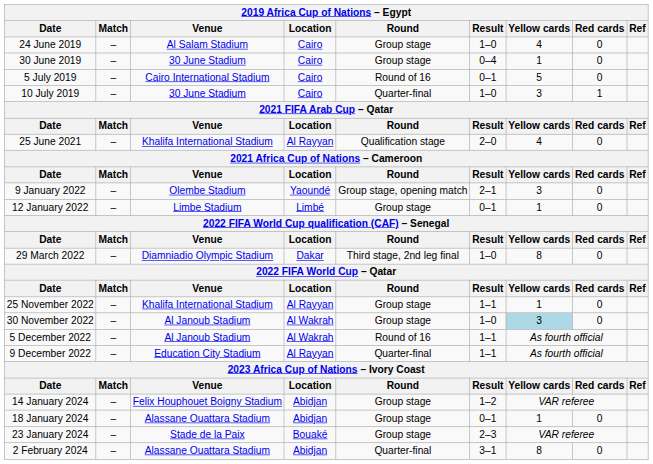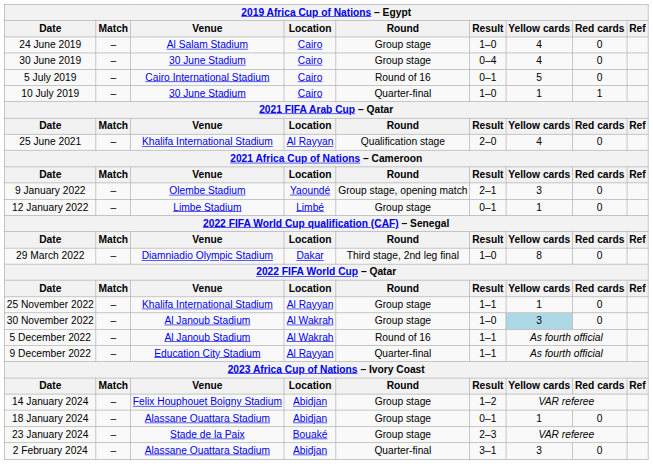(539, 61) 1 -> (539, 61) 4
(539, 93) 3 -> (539, 93) 1
(539, 451) 8 -> (539, 451) 3
